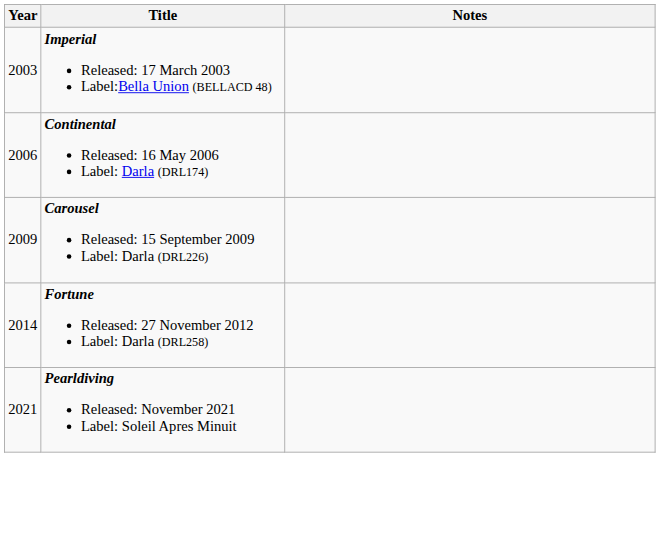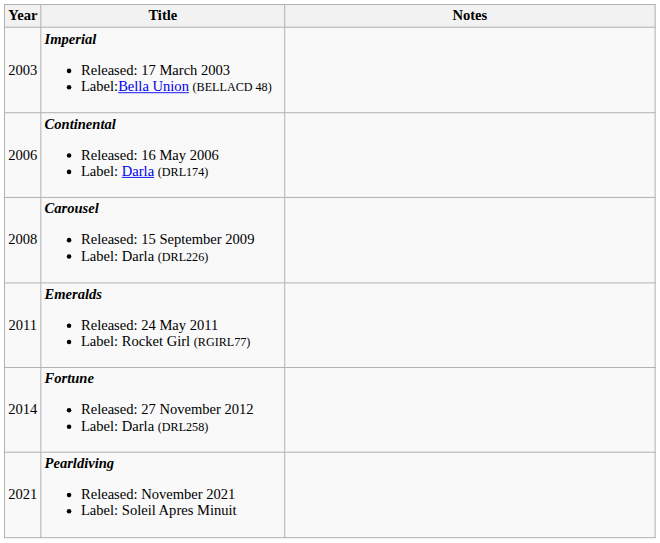(23, 240) 2009 -> (23, 240) 2008
+ row: (163, 318)
